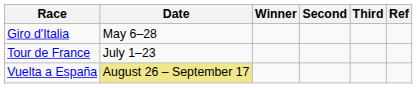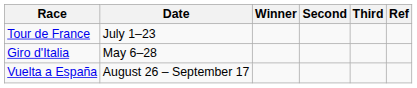rows swapped: (38, 33) <-> (49, 53)
(176, 72) khaki background -> (176, 72) no background
